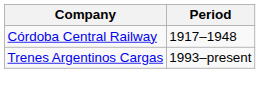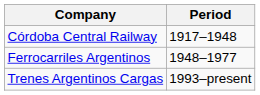+ row: (79, 57)
